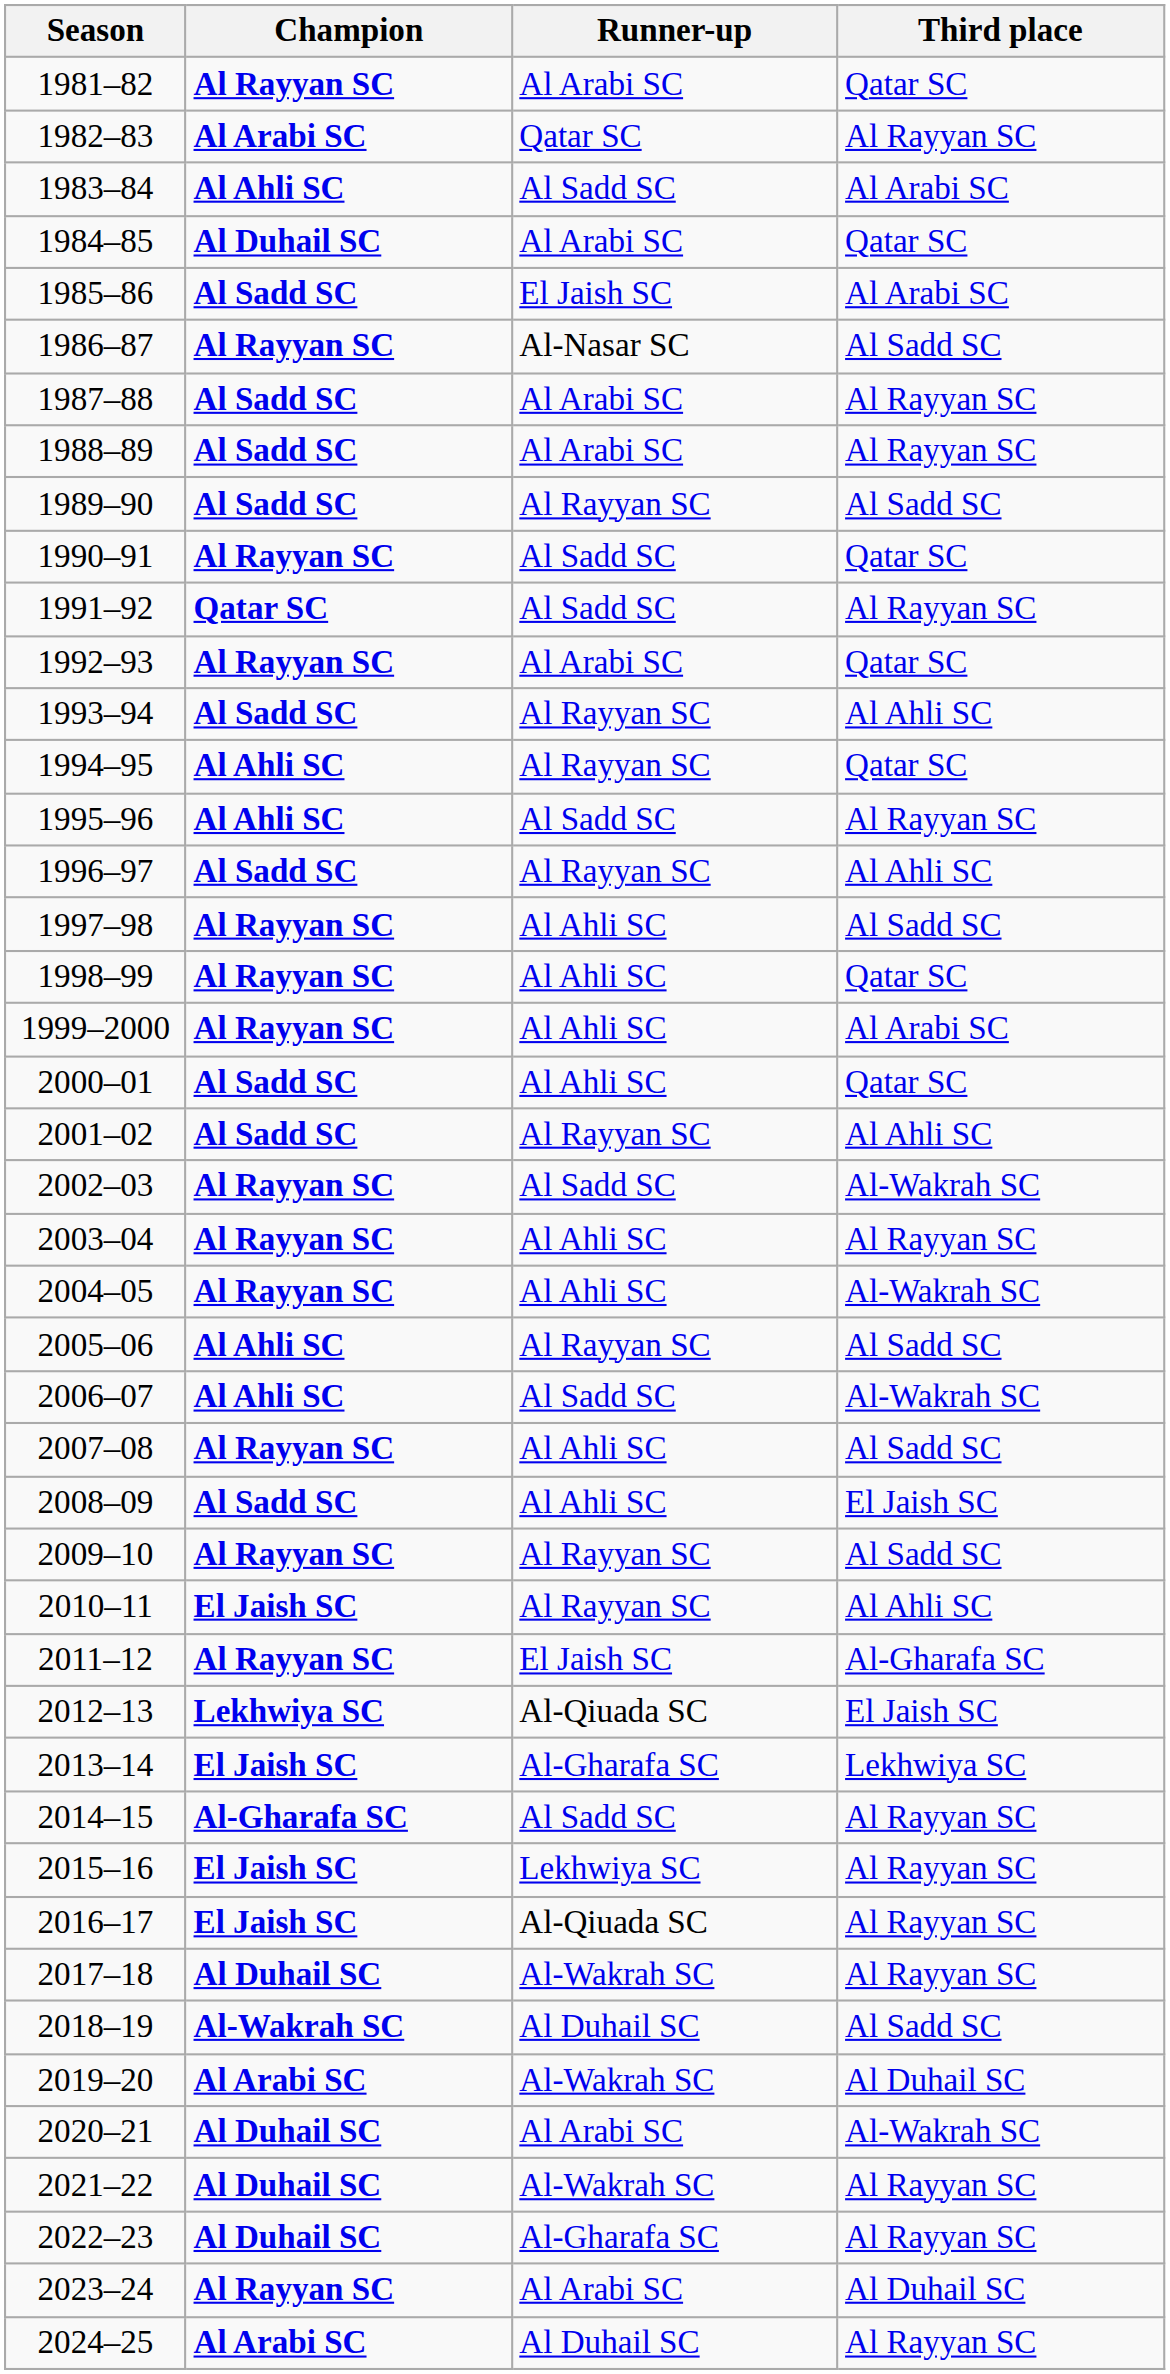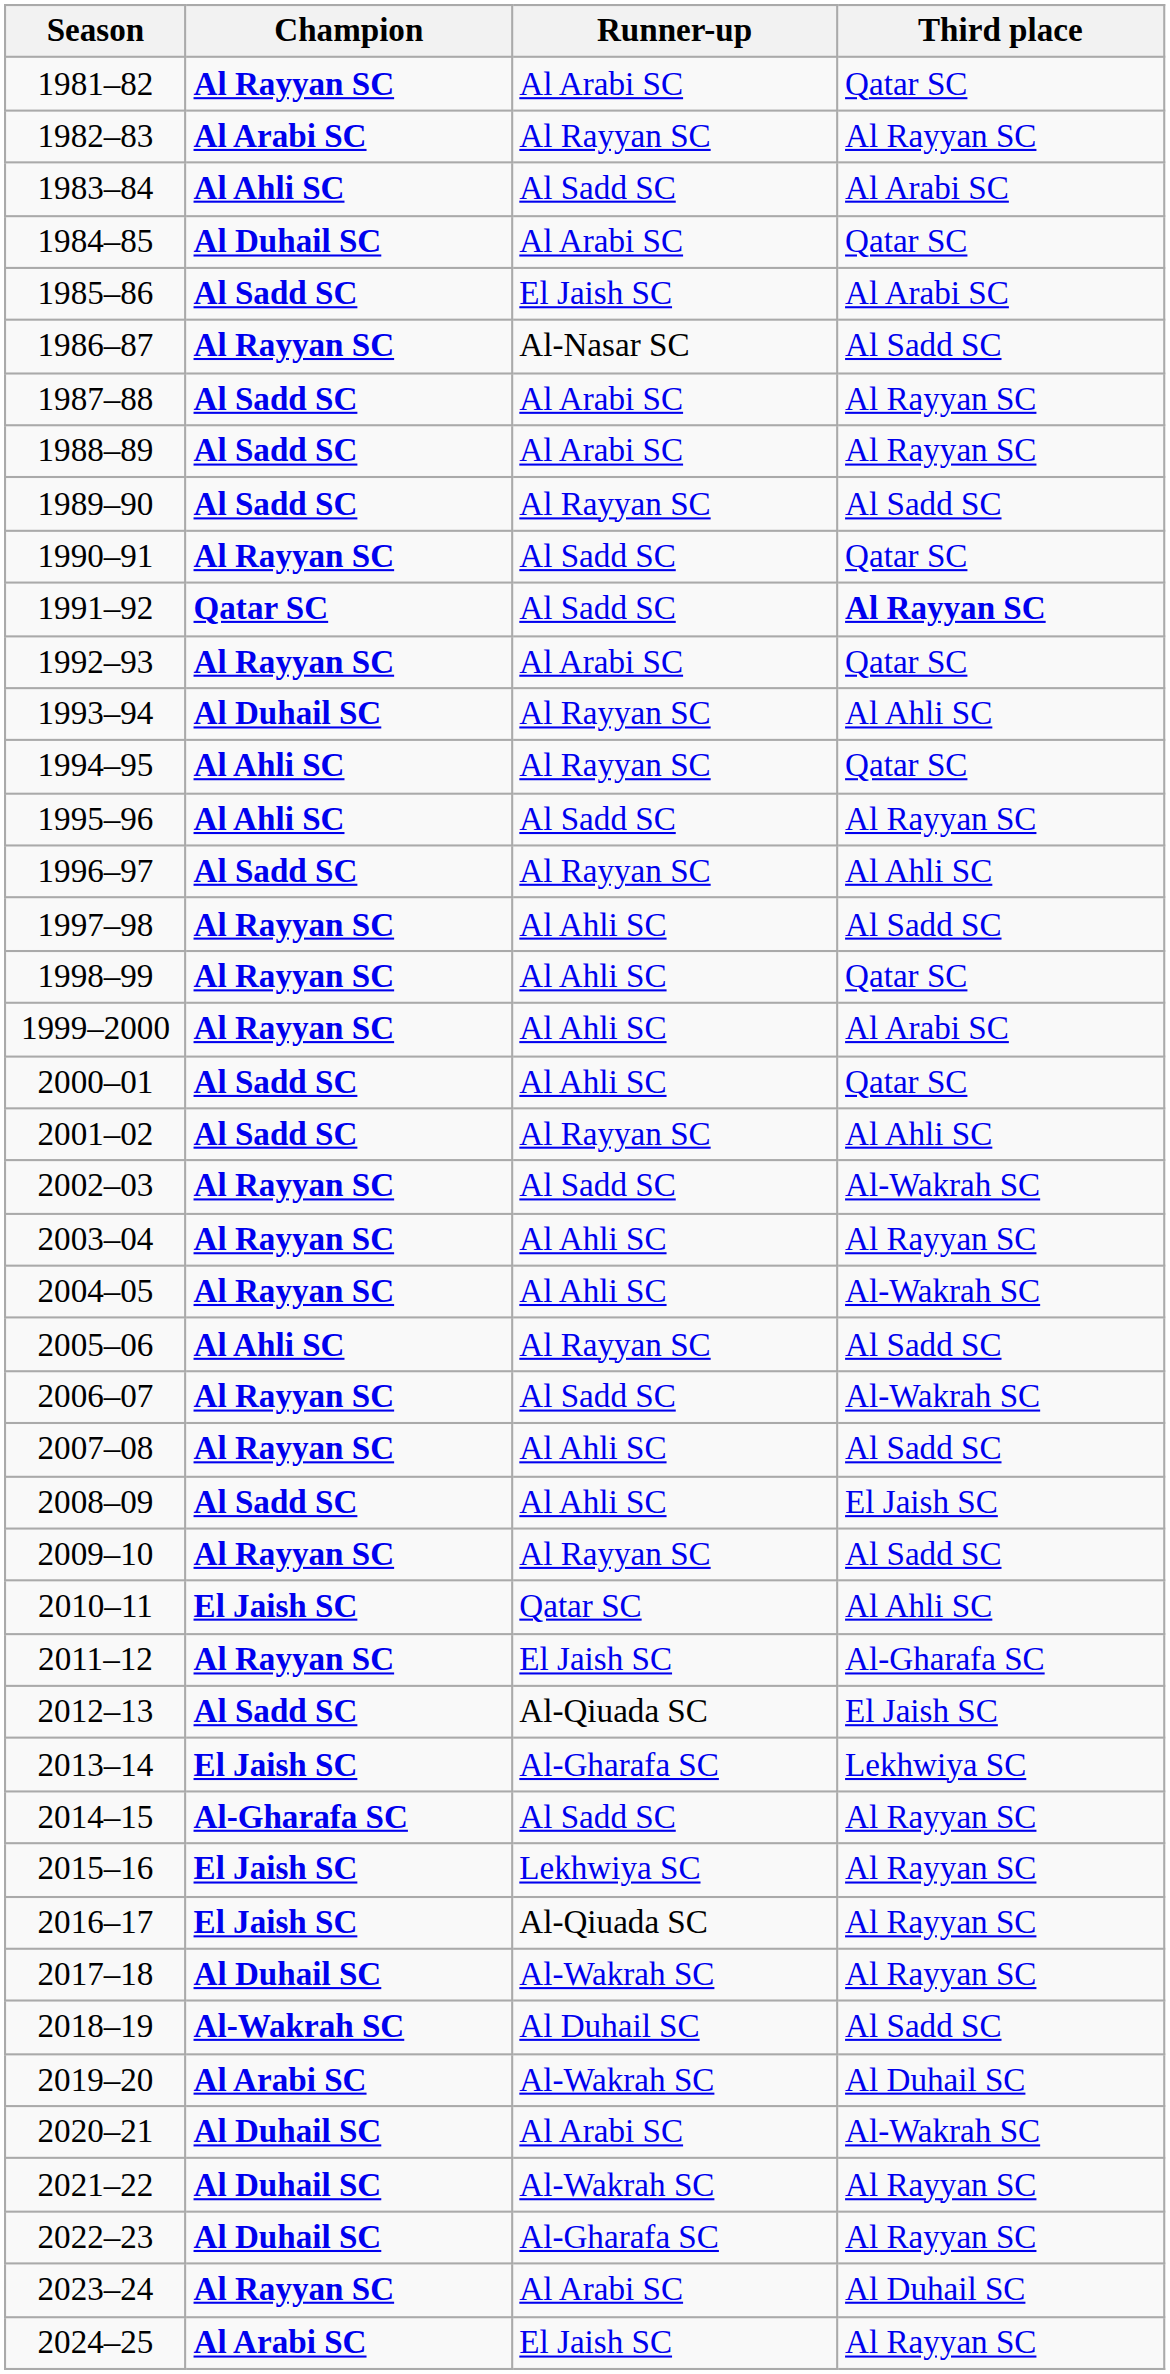(580, 135) Qatar SC -> (615, 135) Al Rayyan SC
(941, 608) normal -> (945, 608) bold
(275, 713) Al Sadd SC -> (287, 713) Al Duhail SC
(269, 1396) Al Ahli SC -> (294, 1396) Al Rayyan SC
(615, 1606) Al Rayyan SC -> (580, 1606) Qatar SC
(289, 1711) Lekhwiya SC -> (275, 1711) Al Sadd SC
(609, 2341) Al Duhail SC -> (596, 2341) El Jaish SC
